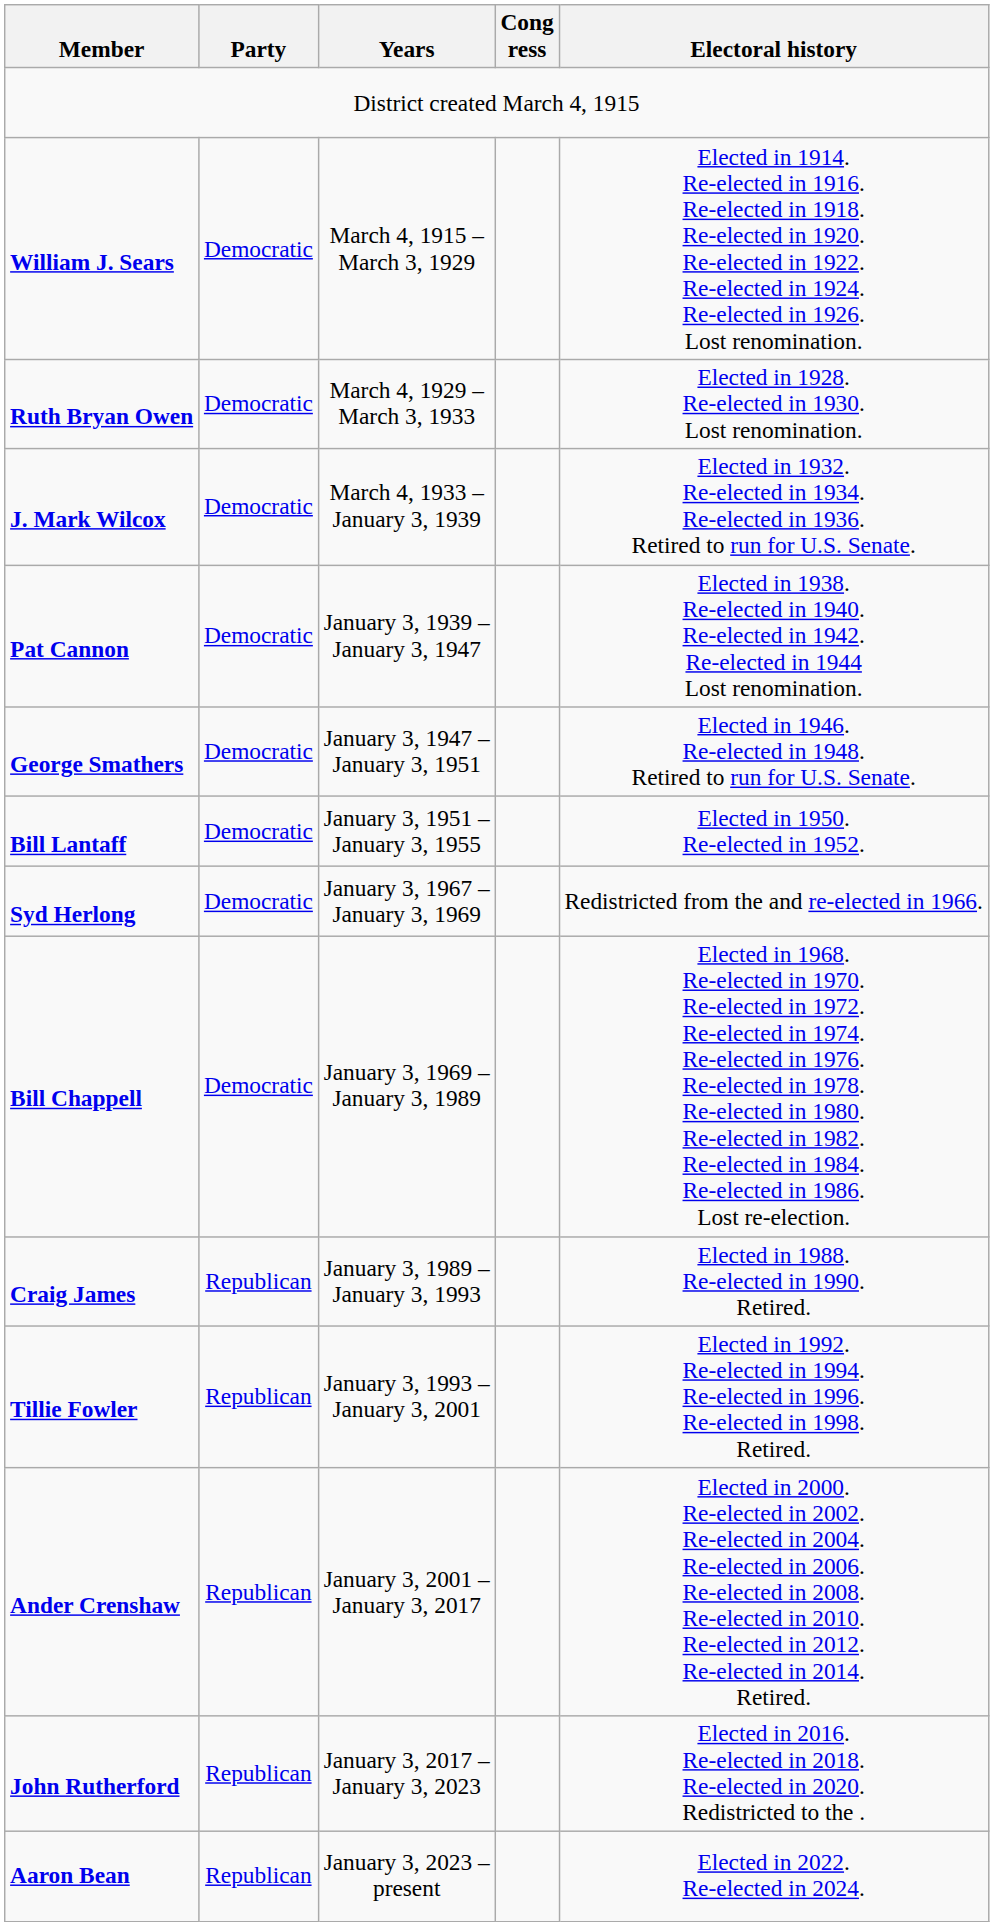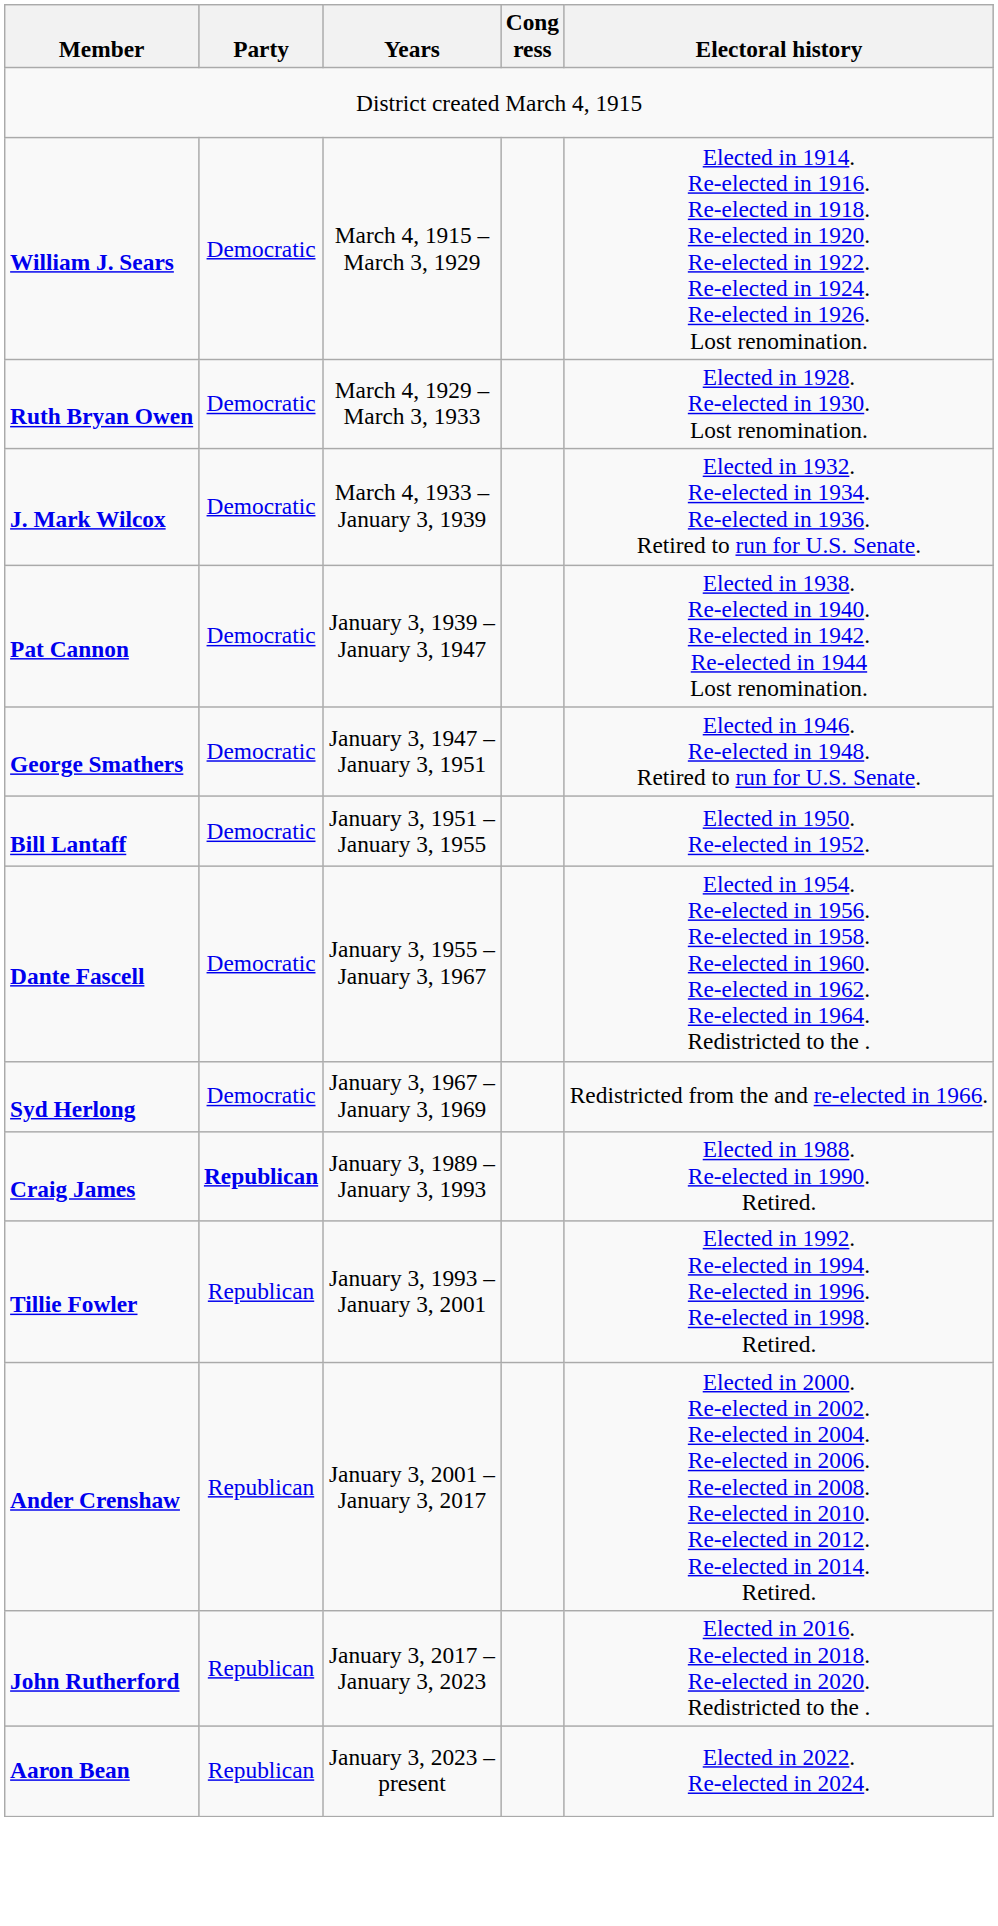+ row: (77, 976)
- row: (76, 1099)
(258, 1280) normal -> (261, 1175) bold
